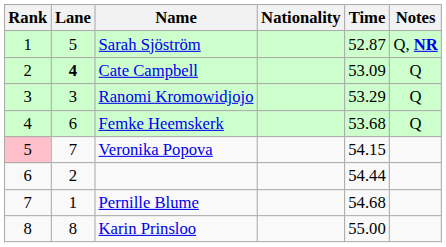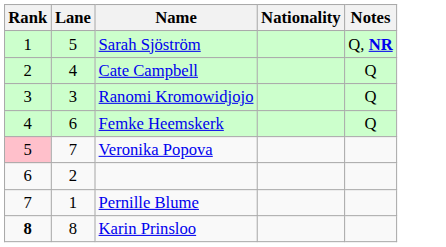- column: (367, 17)
(73, 70) bold -> (73, 70) normal
(28, 228) normal -> (28, 228) bold
